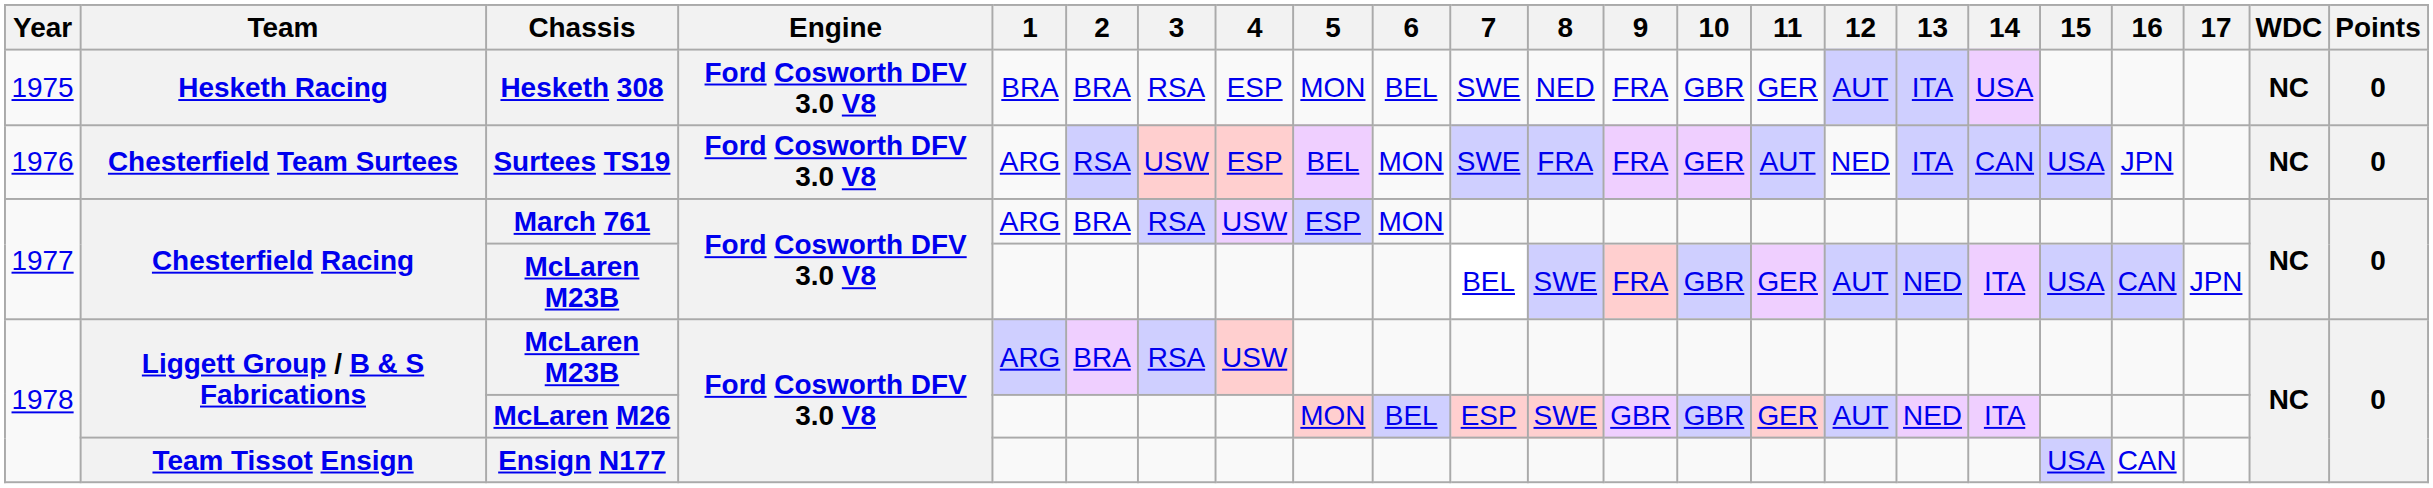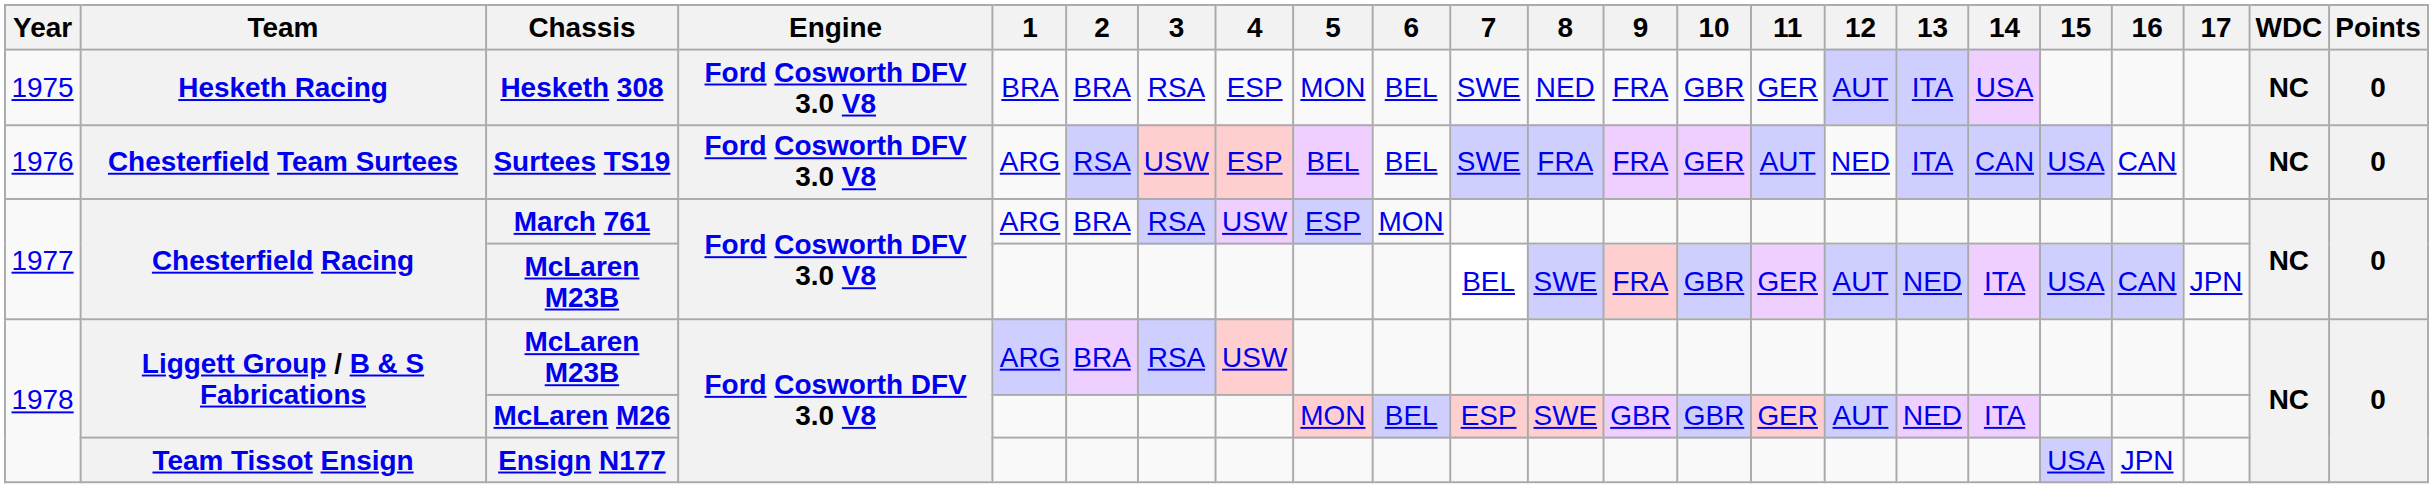(1411, 162) MON -> (1411, 162) BEL
(2147, 162) JPN -> (2147, 162) CAN
(2147, 461) CAN -> (2147, 461) JPN
